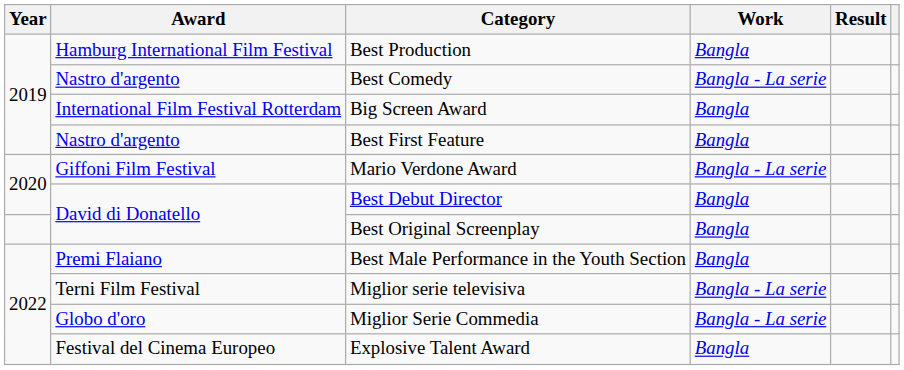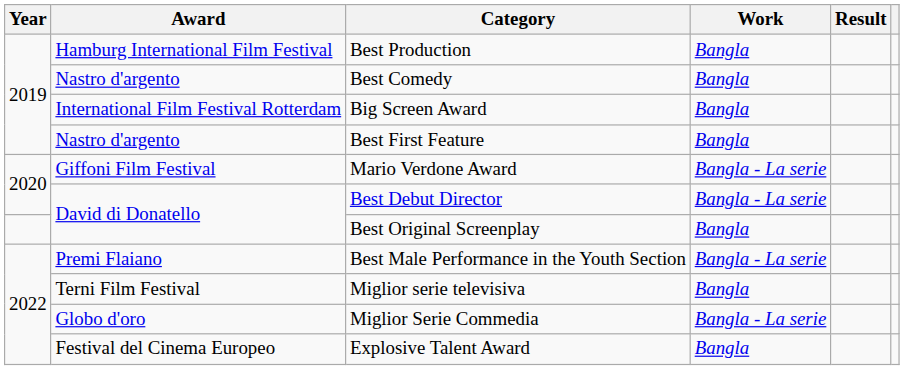(761, 79) Bangla - La serie -> (722, 79) Bangla
(722, 199) Bangla -> (761, 199) Bangla - La serie
(722, 259) Bangla -> (761, 259) Bangla - La serie
(761, 288) Bangla - La serie -> (722, 288) Bangla
